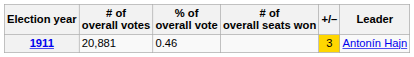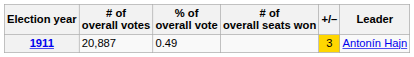(99, 43) 20,881 -> (99, 43) 20,887
(166, 43) 0.46 -> (166, 43) 0.49
